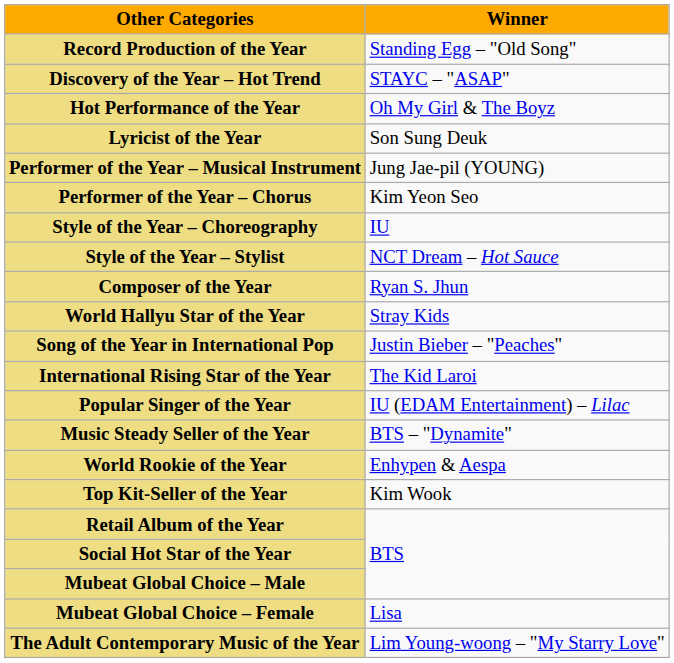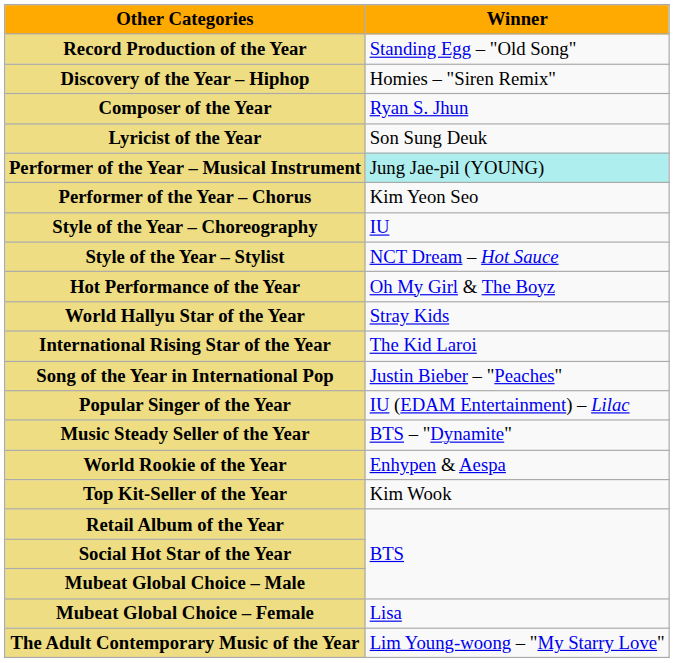+ row: (185, 78)
- row: (185, 78)
rows swapped: (185, 286) <-> (185, 108)
(457, 167) no background -> (457, 167) paleturquoise background
rows swapped: (185, 345) <-> (185, 375)
